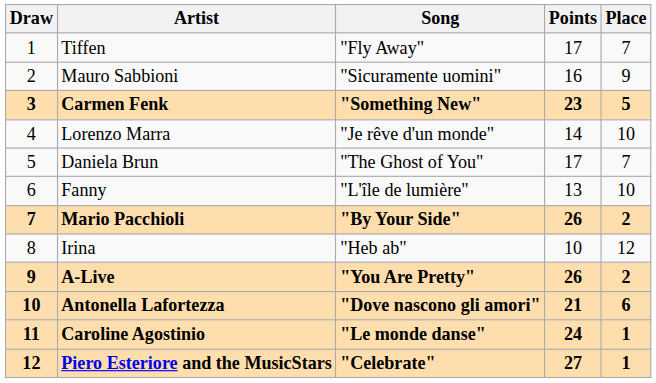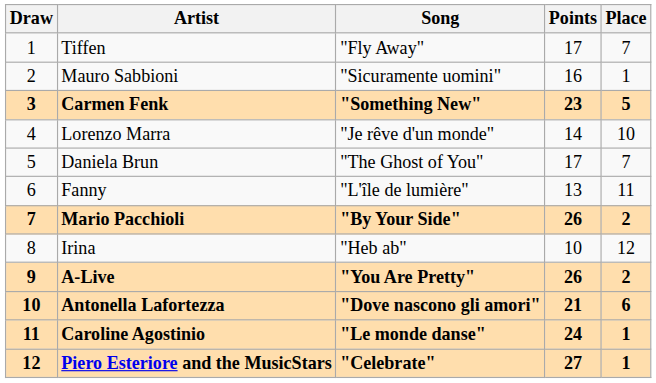(626, 76) 9 -> (626, 76) 1
(626, 190) 10 -> (626, 190) 11
